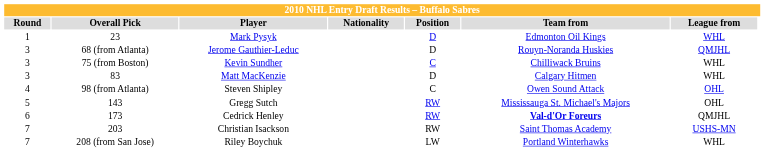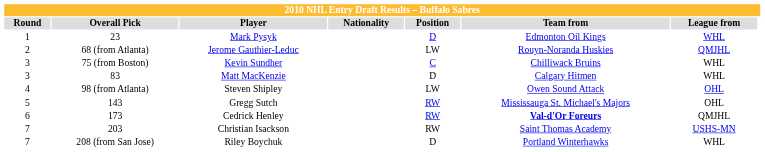(27, 50) 3 -> (27, 50) 2
(433, 50) D -> (433, 50) LW
(433, 89) C -> (433, 89) LW
(433, 142) LW -> (433, 142) D
